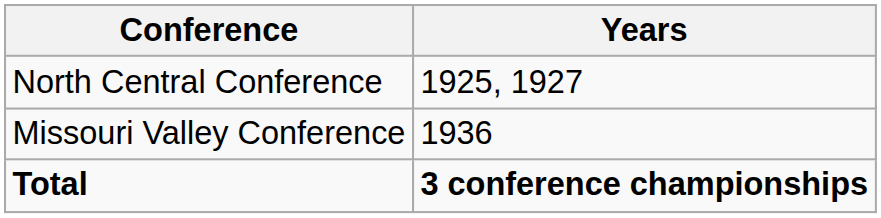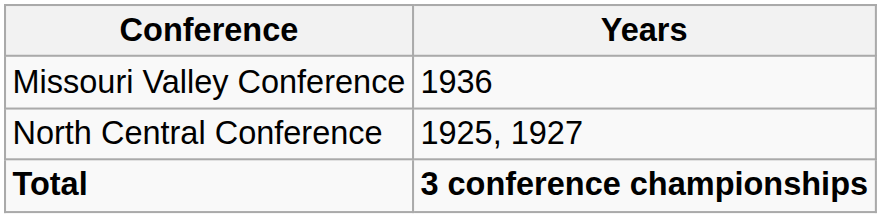rows swapped: (198, 81) <-> (209, 133)
